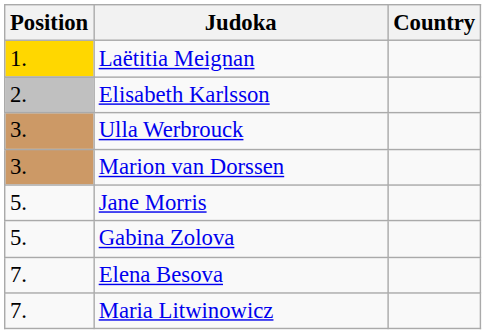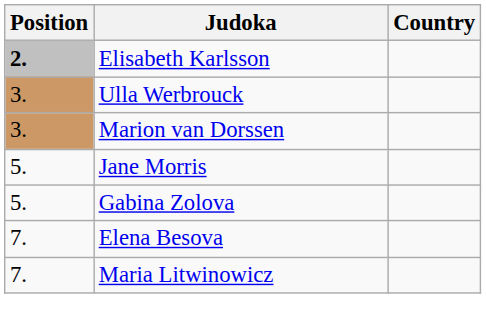- row: (177, 58)
(18, 94) normal -> (18, 58) bold
